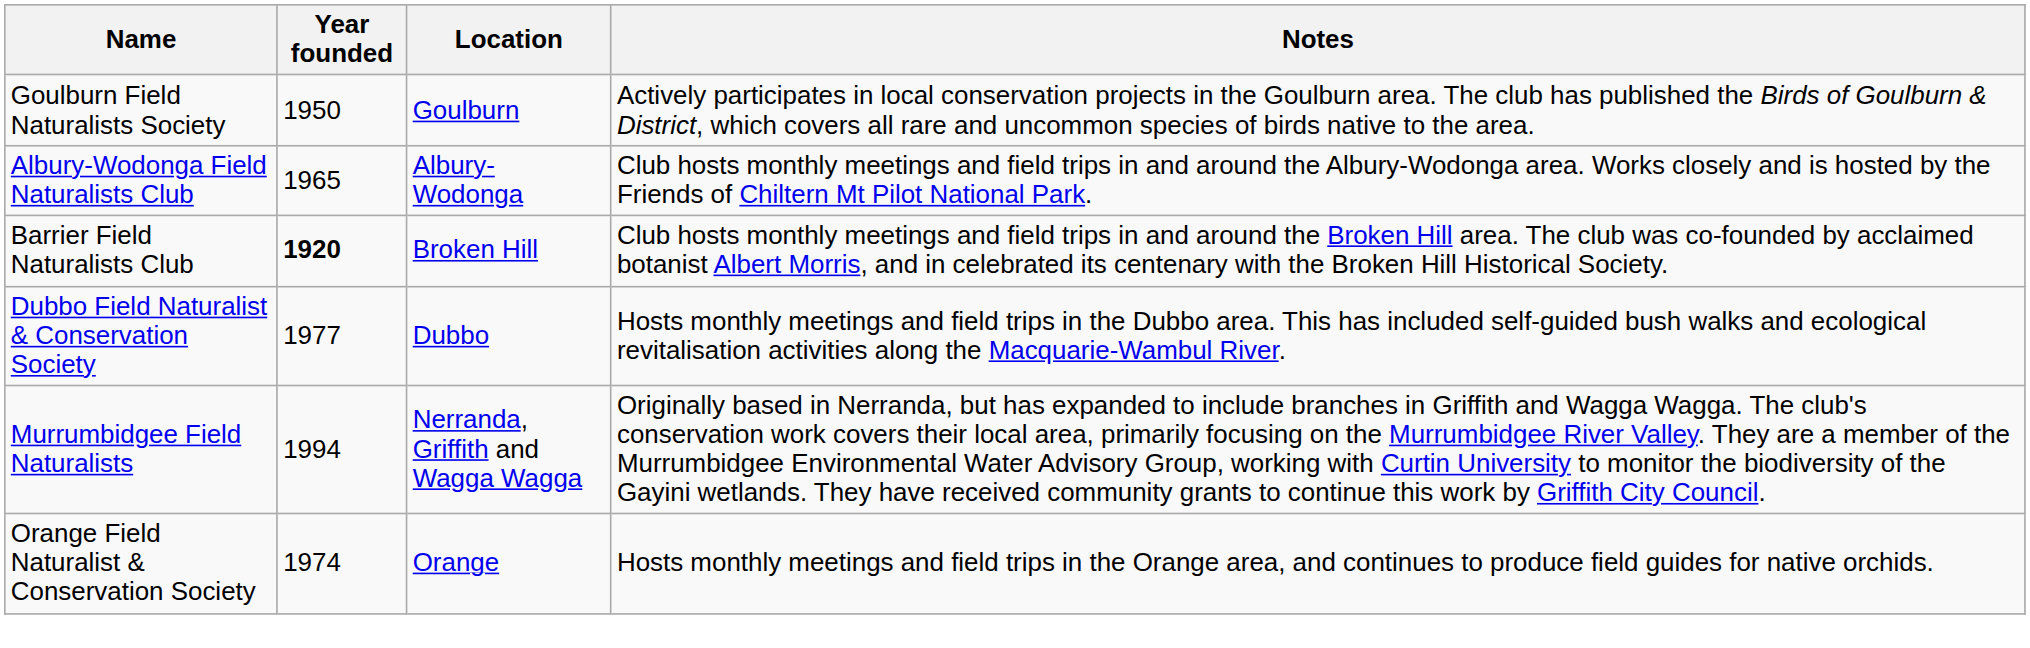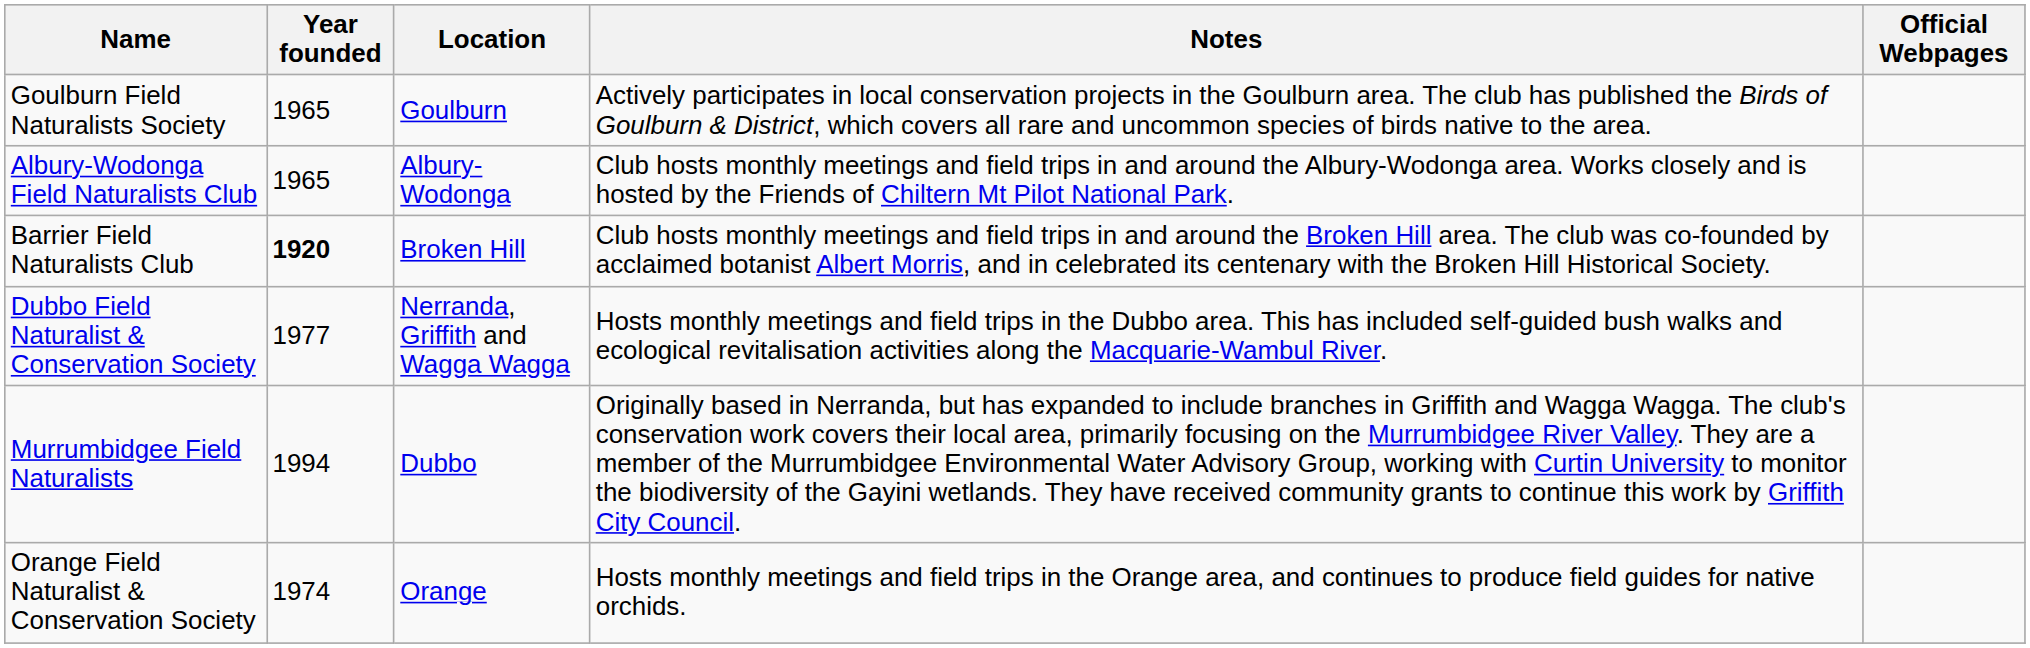+ column: (1944, 39)
(312, 109) 1950 -> (301, 109) 1965
(451, 335) Dubbo -> (485, 335) Nerranda, Griffith and Wagga Wagga
(497, 449) Nerranda, Griffith and Wagga Wagga -> (438, 463) Dubbo
